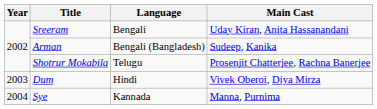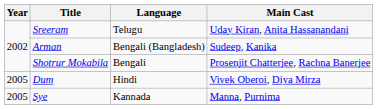(129, 29) Bengali -> (128, 29) Telugu
(128, 63) Telugu -> (129, 63) Bengali
(17, 79) 2003 -> (17, 79) 2005
(17, 96) 2004 -> (17, 96) 2005
